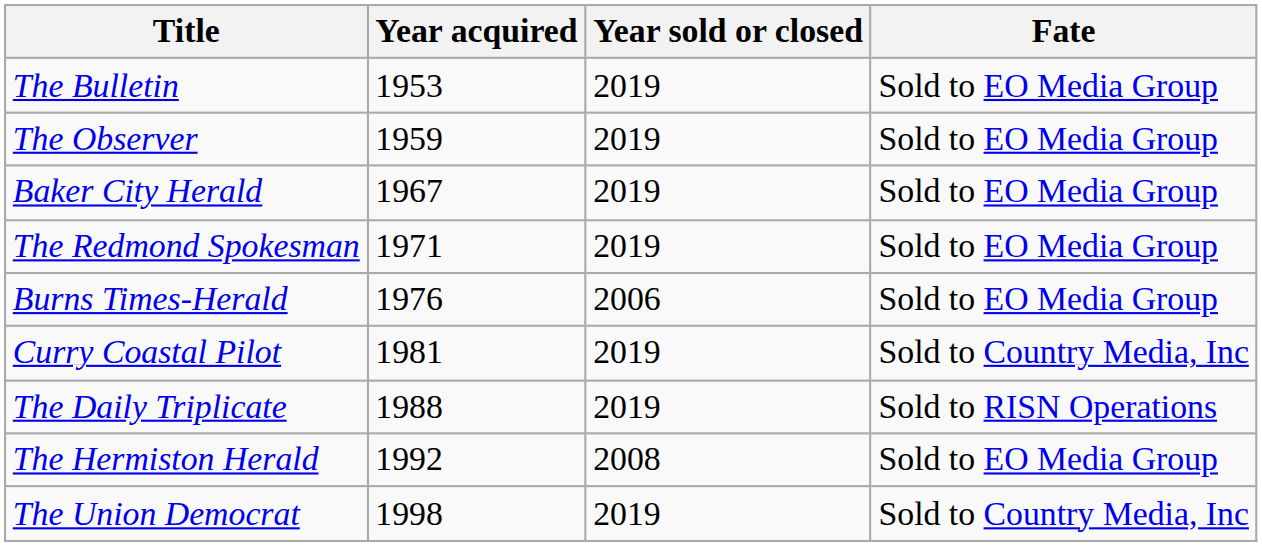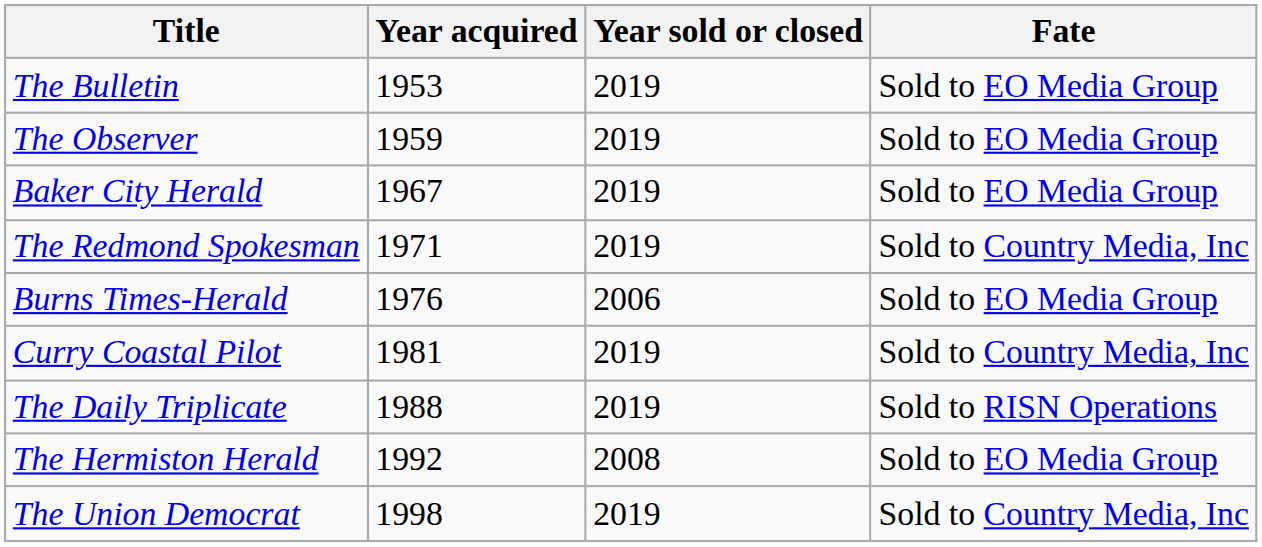(1048, 245) Sold to EO Media Group -> (1064, 245) Sold to Country Media, Inc
